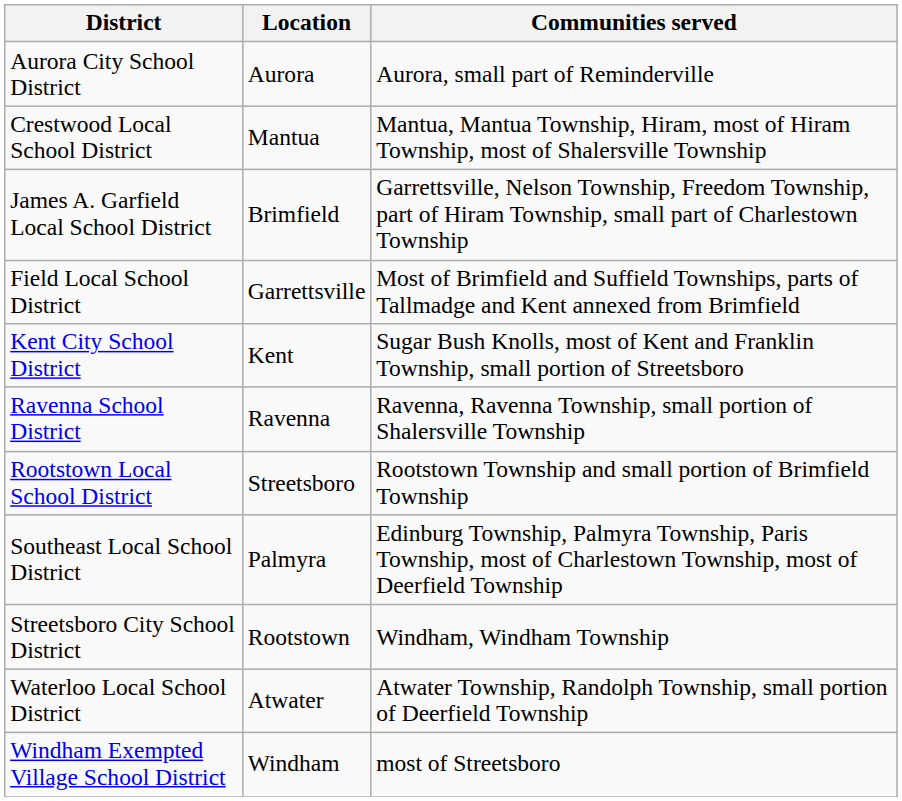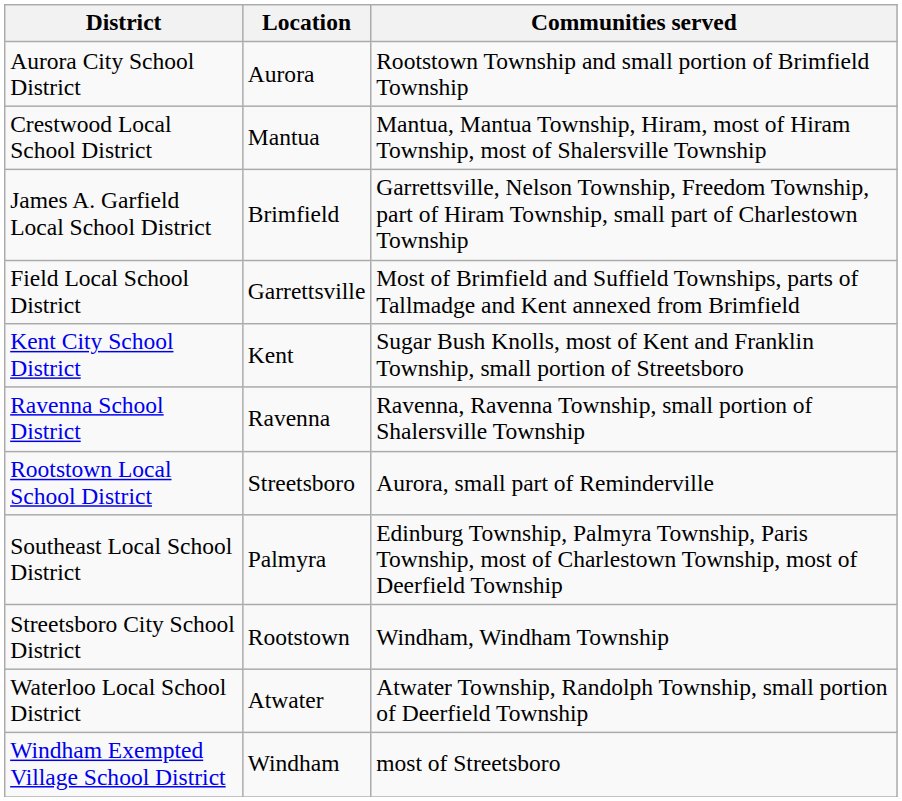(545, 73) Aurora, small part of Reminderville -> (623, 73) Rootstown Township and small portion of Brimfield Township
(623, 482) Rootstown Township and small portion of Brimfield Township -> (545, 482) Aurora, small part of Reminderville
